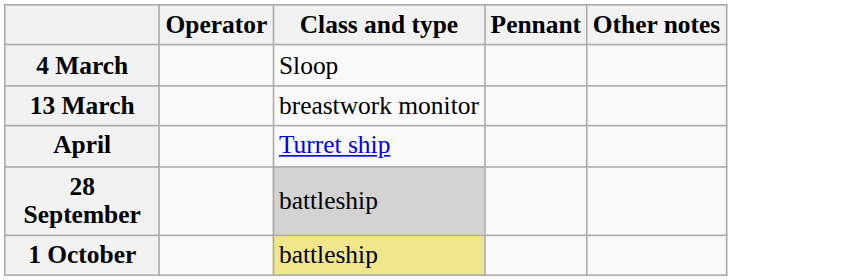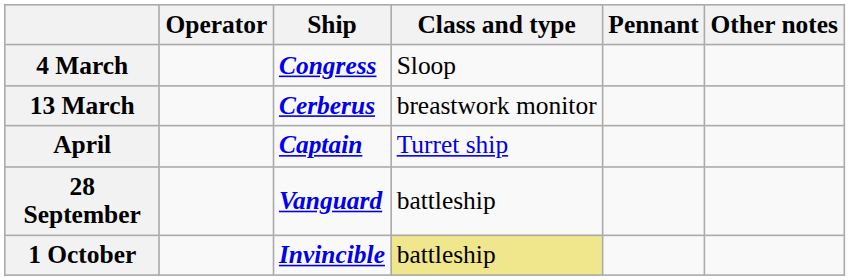+ column: (332, 24)
(328, 200) lightgrey background -> (446, 200) no background
